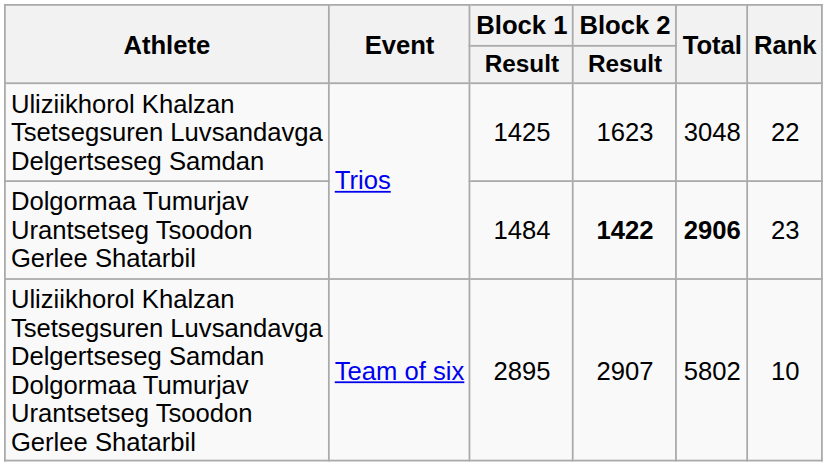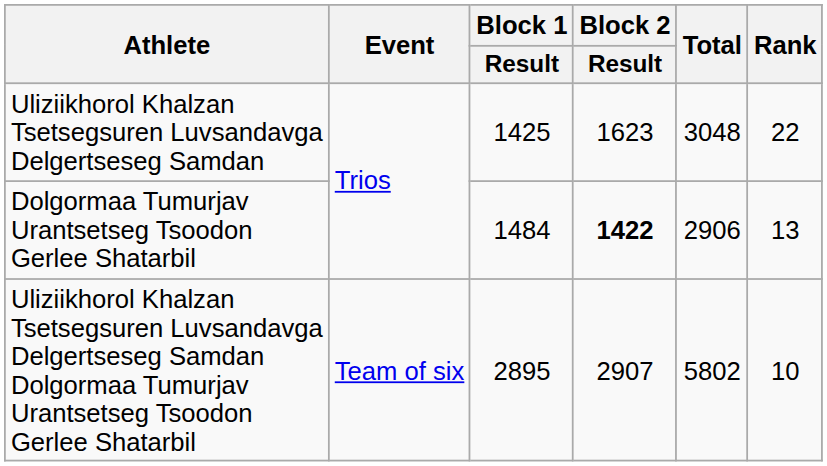(712, 230) bold -> (712, 230) normal
(785, 230) 23 -> (785, 230) 13
